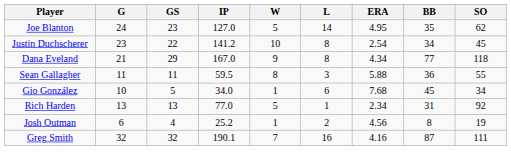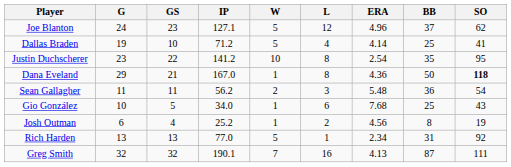(224, 28) 127.0 -> (224, 28) 127.1
(327, 28) 14 -> (327, 28) 12
(378, 28) 4.95 -> (378, 28) 4.96
(429, 28) 35 -> (429, 28) 37
+ row: (50, 43)
(429, 43) 34 -> (429, 59) 35
(481, 43) 45 -> (481, 59) 95
(121, 59) 21 -> (121, 75) 29
(173, 59) 29 -> (173, 75) 21
(275, 59) 9 -> (275, 75) 1
(378, 59) 4.34 -> (378, 75) 4.36
(429, 59) 77 -> (429, 75) 50
(481, 59) normal -> (481, 75) bold
(224, 75) 59.5 -> (224, 91) 56.2
(275, 75) 8 -> (275, 91) 2
(378, 75) 5.88 -> (378, 91) 5.48
(481, 75) 55 -> (481, 91) 54
(429, 91) 45 -> (429, 106) 25
(481, 91) 34 -> (481, 106) 43
rows swapped: (50, 106) <-> (50, 122)
(378, 138) 4.16 -> (378, 153) 4.13
